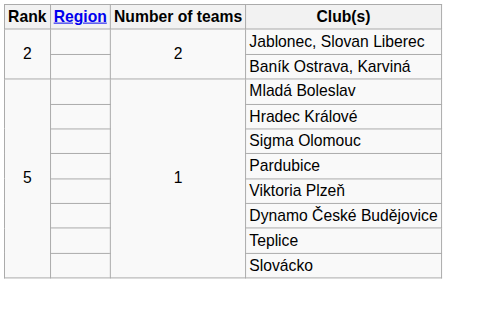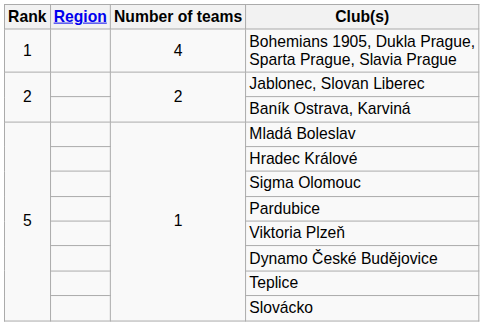+ row: (362, 50)
